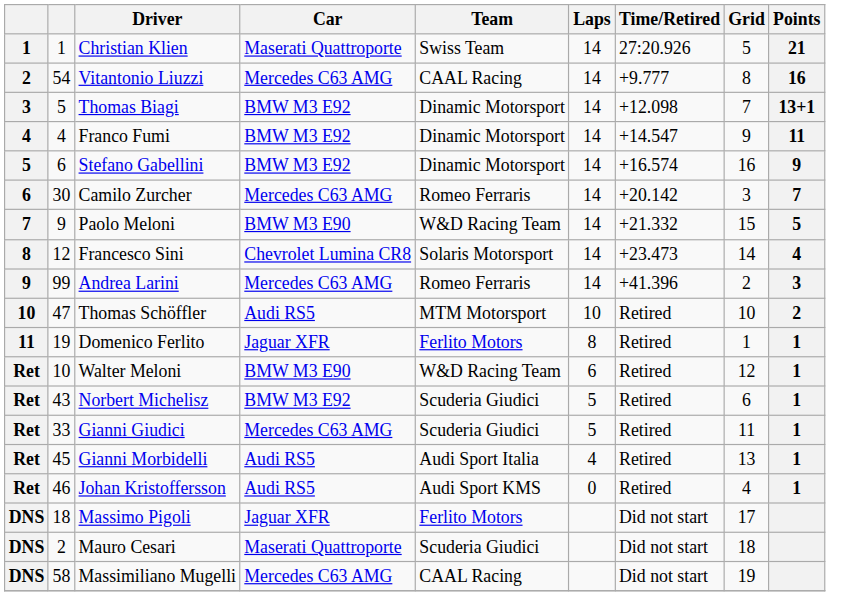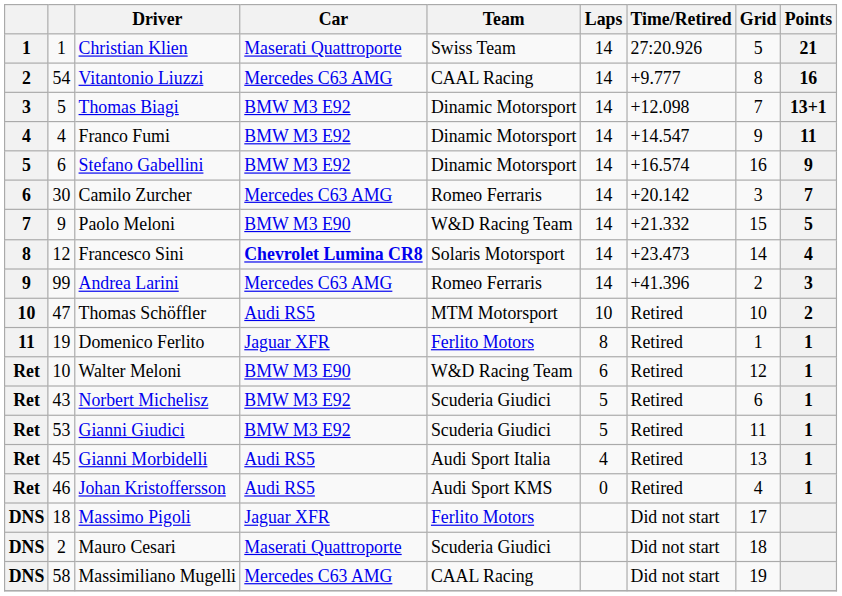(328, 253) normal -> (333, 253) bold
(61, 429) 33 -> (61, 429) 53
(318, 429) Mercedes C63 AMG -> (297, 429) BMW M3 E92
